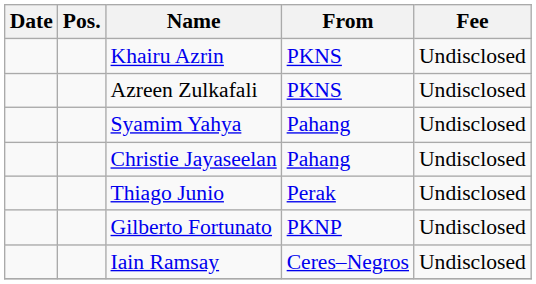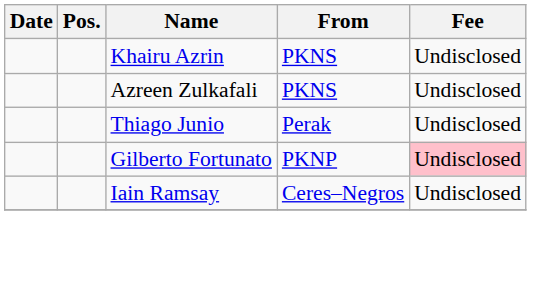- row: (176, 124)
- row: (194, 158)
(472, 227) no background -> (468, 158) pink background
